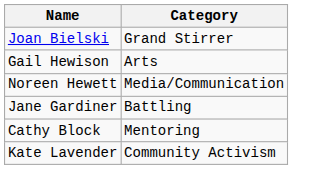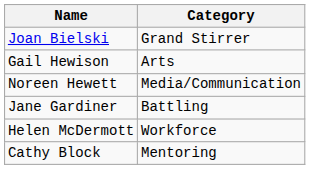+ row: (71, 130)
- row: (63, 153)
